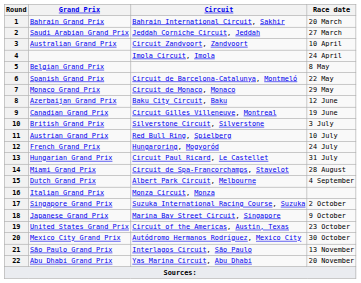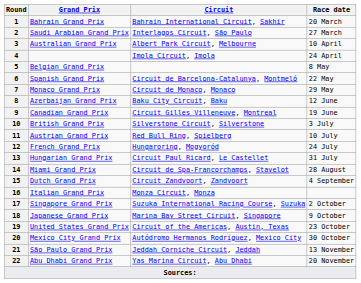(196, 33) Jeddah Corniche Circuit, Jeddah -> (192, 33) Interlagos Circuit, São Paulo
(190, 44) Circuit Zandvoort, Zandvoort -> (194, 44) Albert Park Circuit, Melbourne
(194, 181) Albert Park Circuit, Melbourne -> (190, 181) Circuit Zandvoort, Zandvoort
(192, 250) Interlagos Circuit, São Paulo -> (196, 250) Jeddah Corniche Circuit, Jeddah
